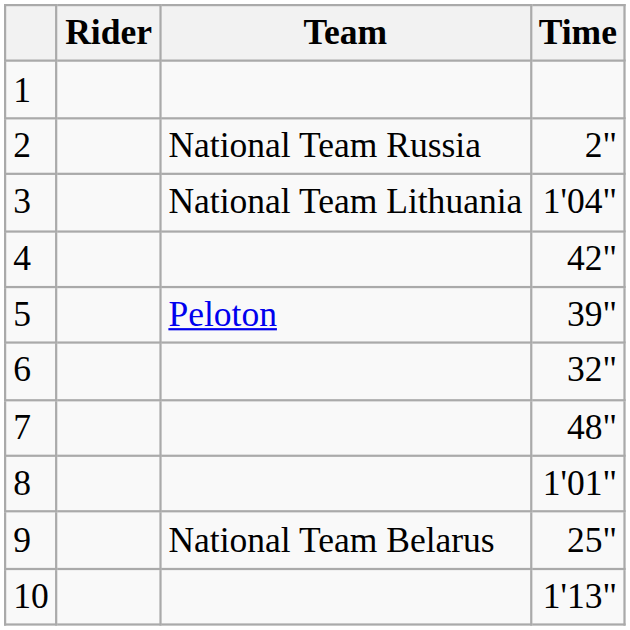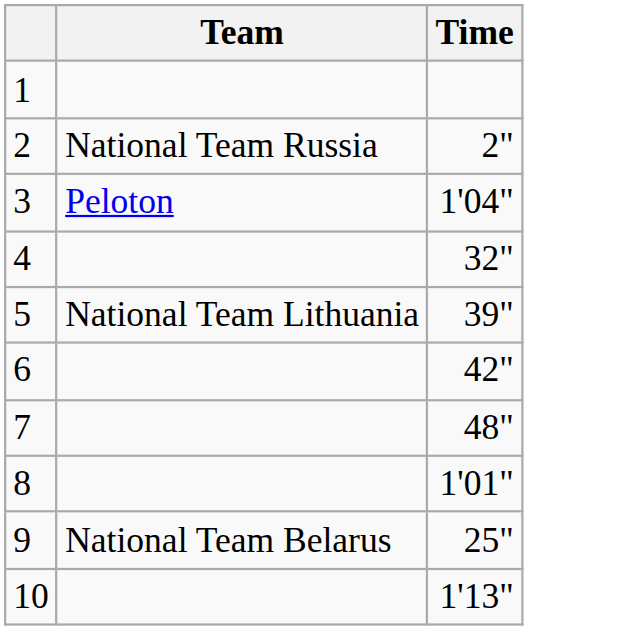- column: (109, 32)
(345, 201) National Team Lithuania -> (119, 201) Peloton
(592, 257) 42" -> (489, 257) 32"
(223, 314) Peloton -> (242, 314) National Team Lithuania
(592, 370) 32" -> (489, 370) 42"
